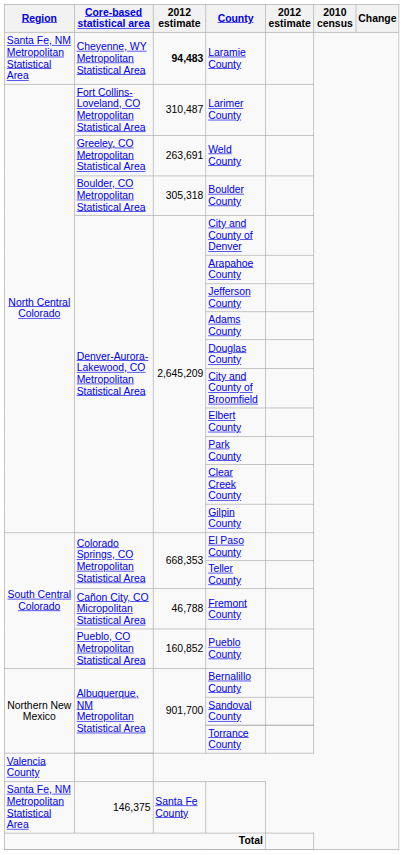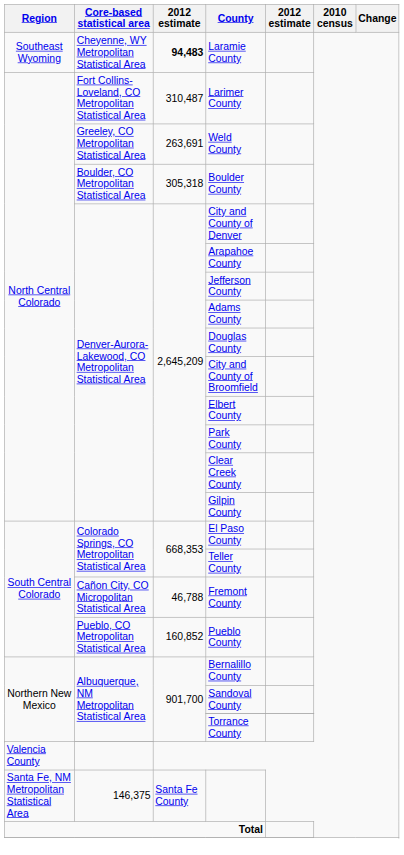(39, 58) Santa Fe, NM Metropolitan Statistical Area -> (39, 52) Southeast Wyoming
